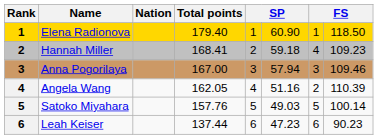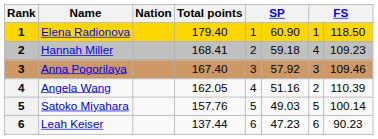(210, 69) 167.00 -> (210, 69) 167.40
(285, 69) 57.94 -> (285, 69) 57.92
